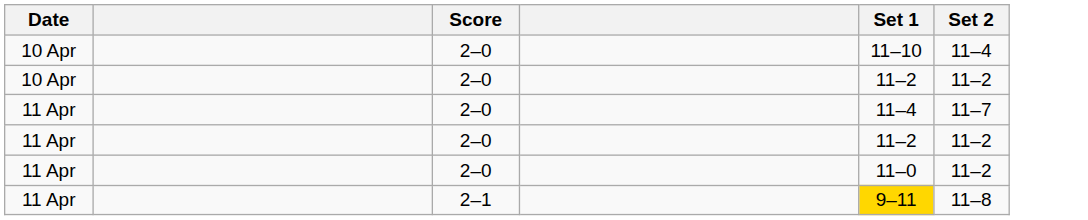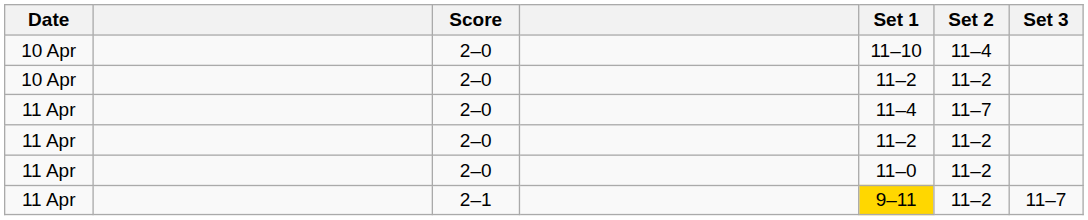+ column: (1046, 20)
(971, 200) 11–8 -> (971, 200) 11–2
